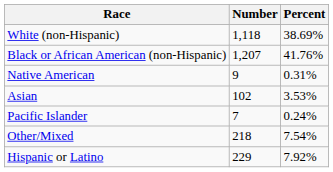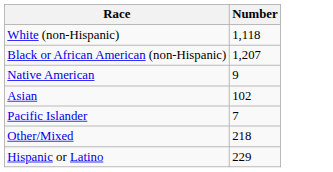- column: (304, 14)
